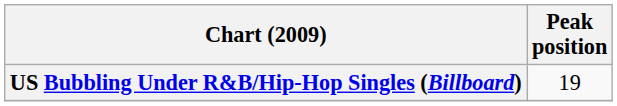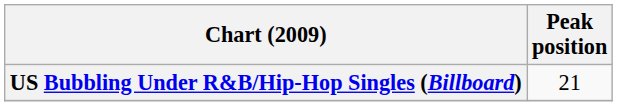(570, 82) 19 -> (570, 82) 21
